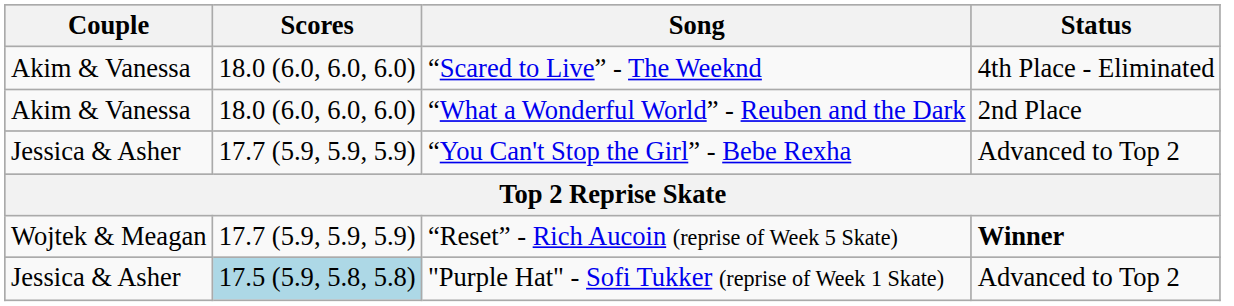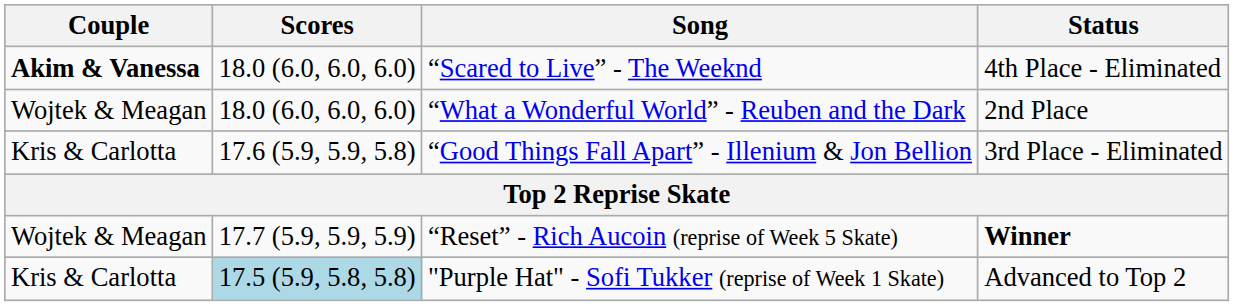(101, 67) normal -> (105, 67) bold
(101, 109) Akim & Vanessa -> (109, 109) Wojtek & Meagan
+ row: (700, 151)
- row: (640, 151)
(96, 278) Jessica & Asher -> (94, 278) Kris & Carlotta
